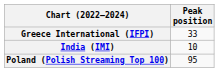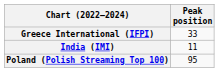(193, 47) 10 -> (193, 47) 11
